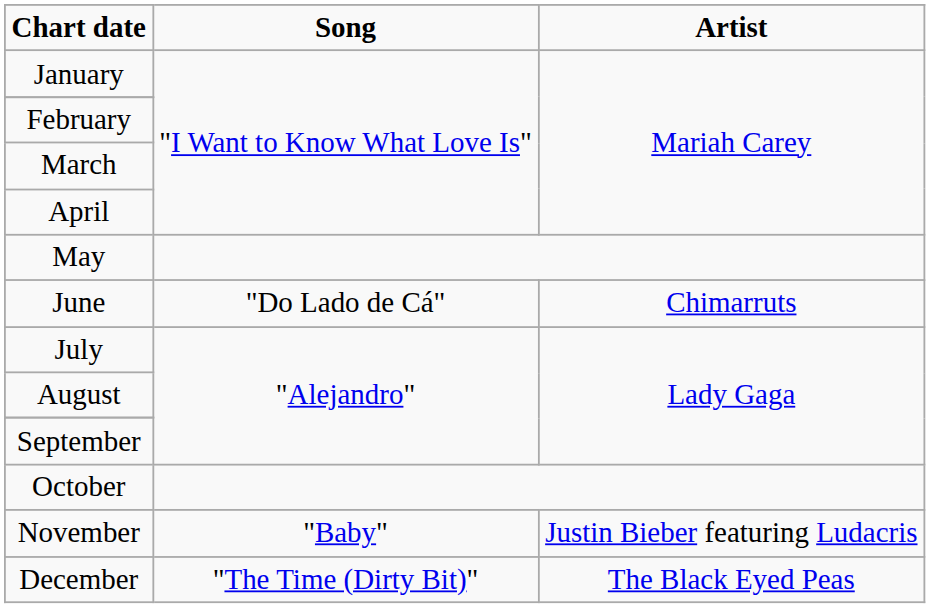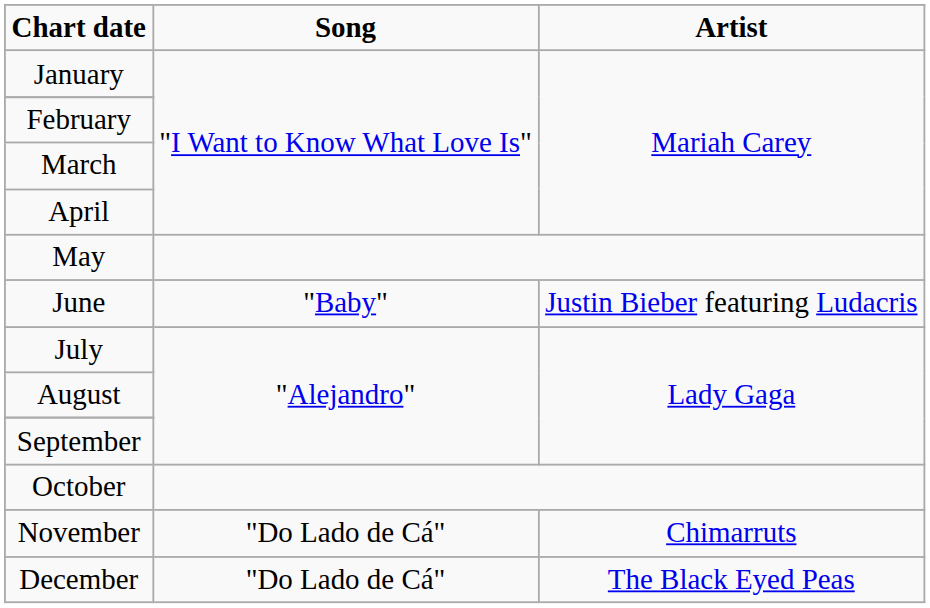(346, 303) "Do Lado de Cá" -> (346, 303) "Baby"
(731, 303) Chimarruts -> (731, 303) Justin Bieber featuring Ludacris
(346, 532) "Baby" -> (346, 532) "Do Lado de Cá"
(731, 532) Justin Bieber featuring Ludacris -> (731, 532) Chimarruts
(346, 578) "The Time (Dirty Bit)" -> (346, 578) "Do Lado de Cá"
